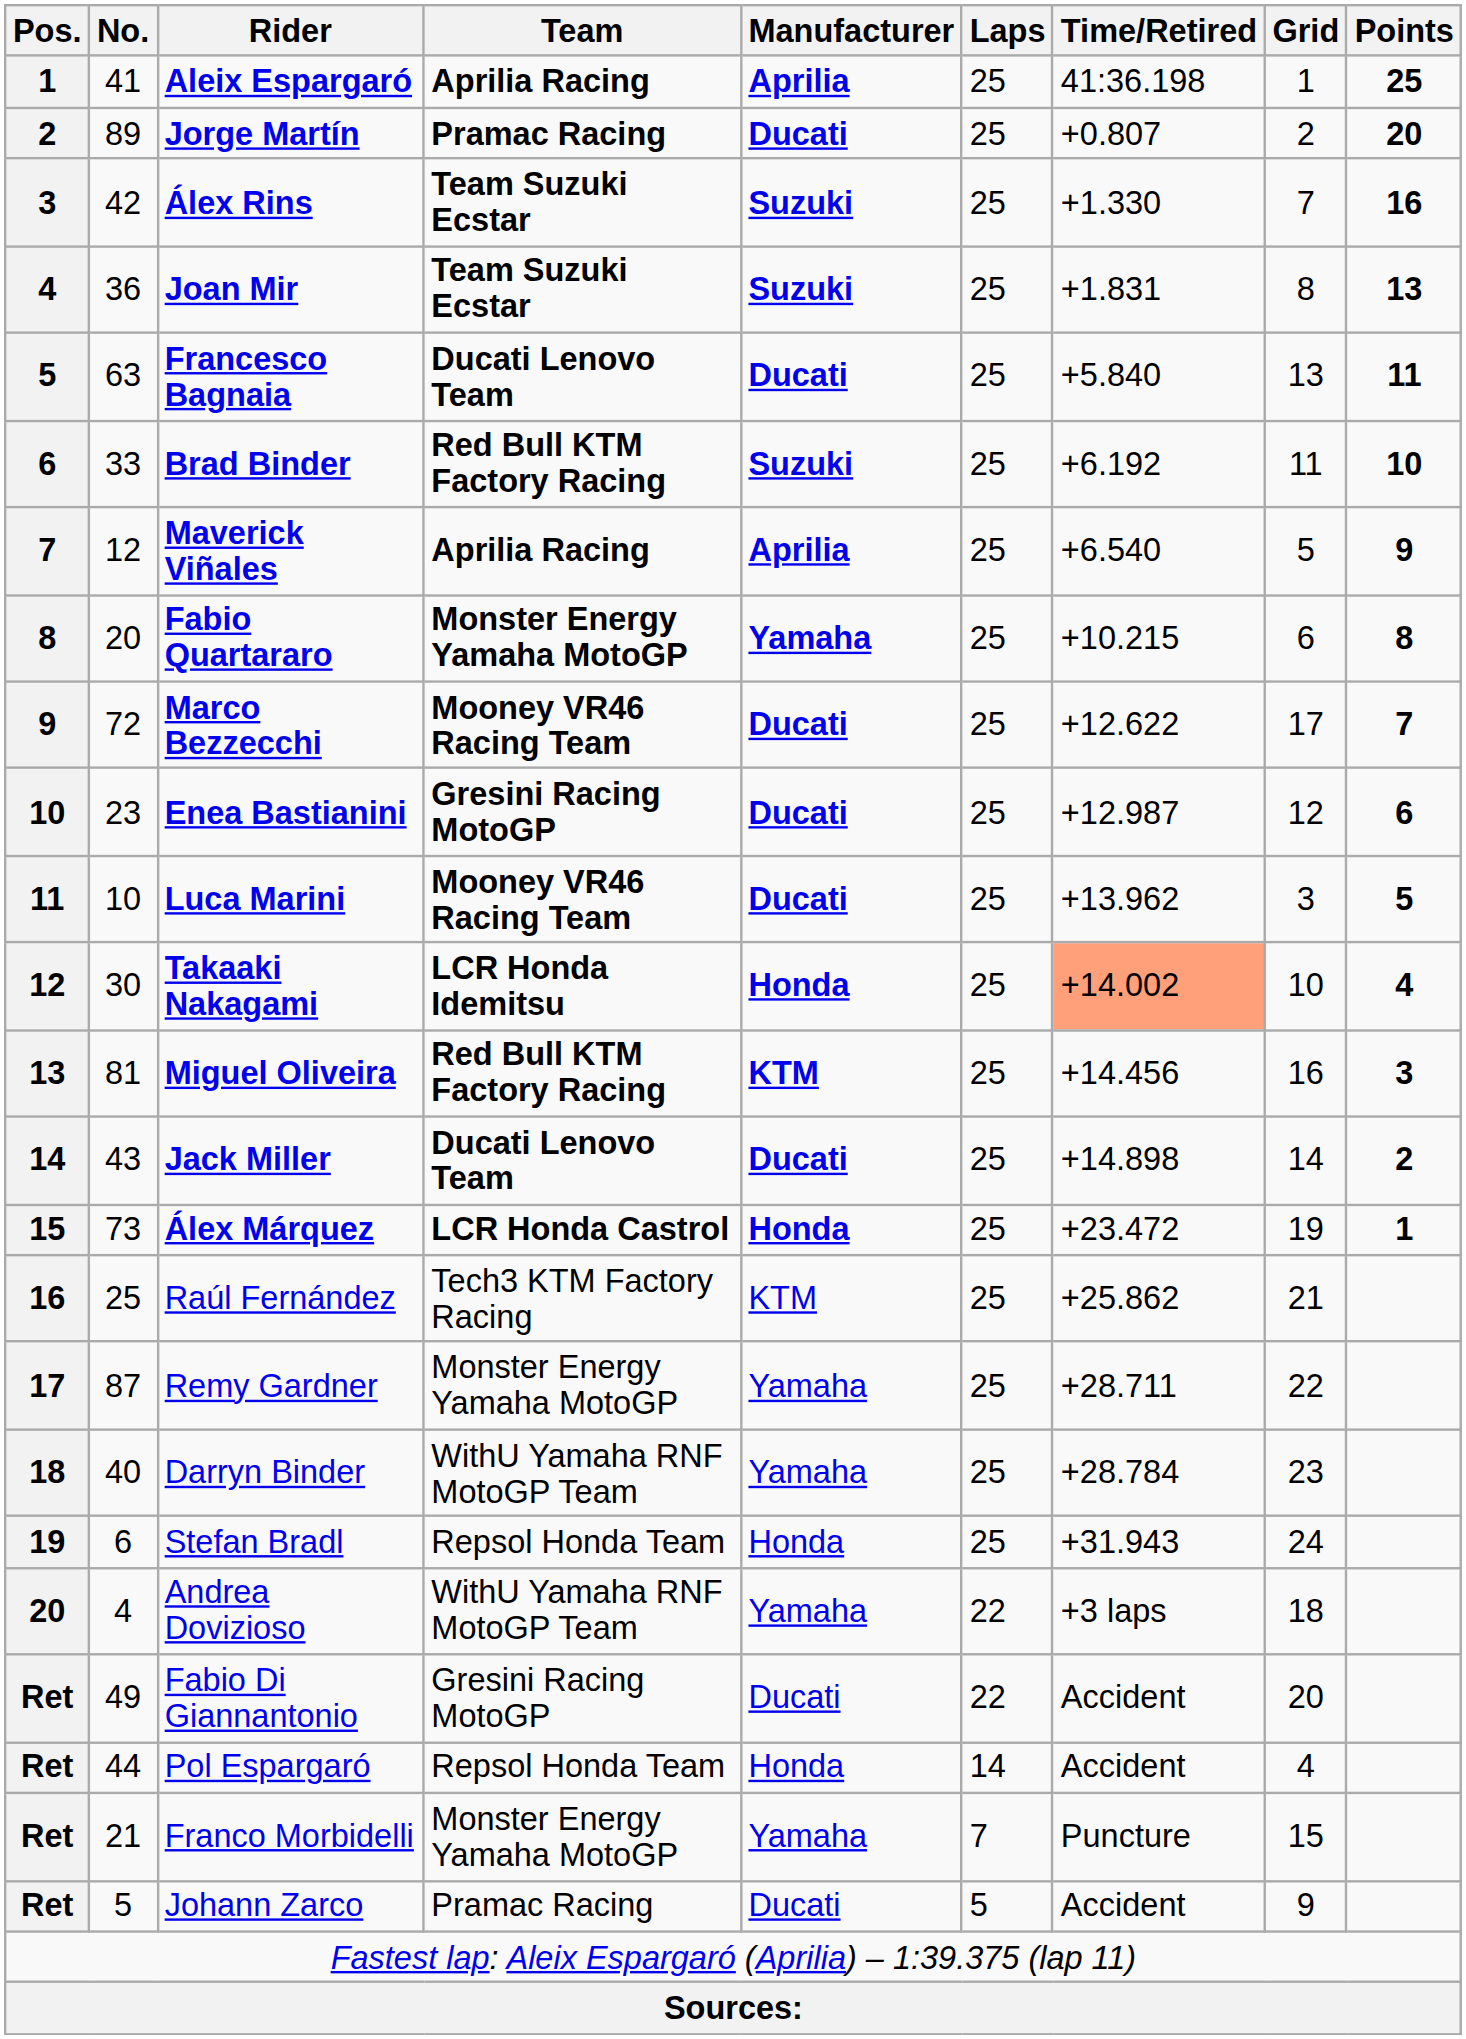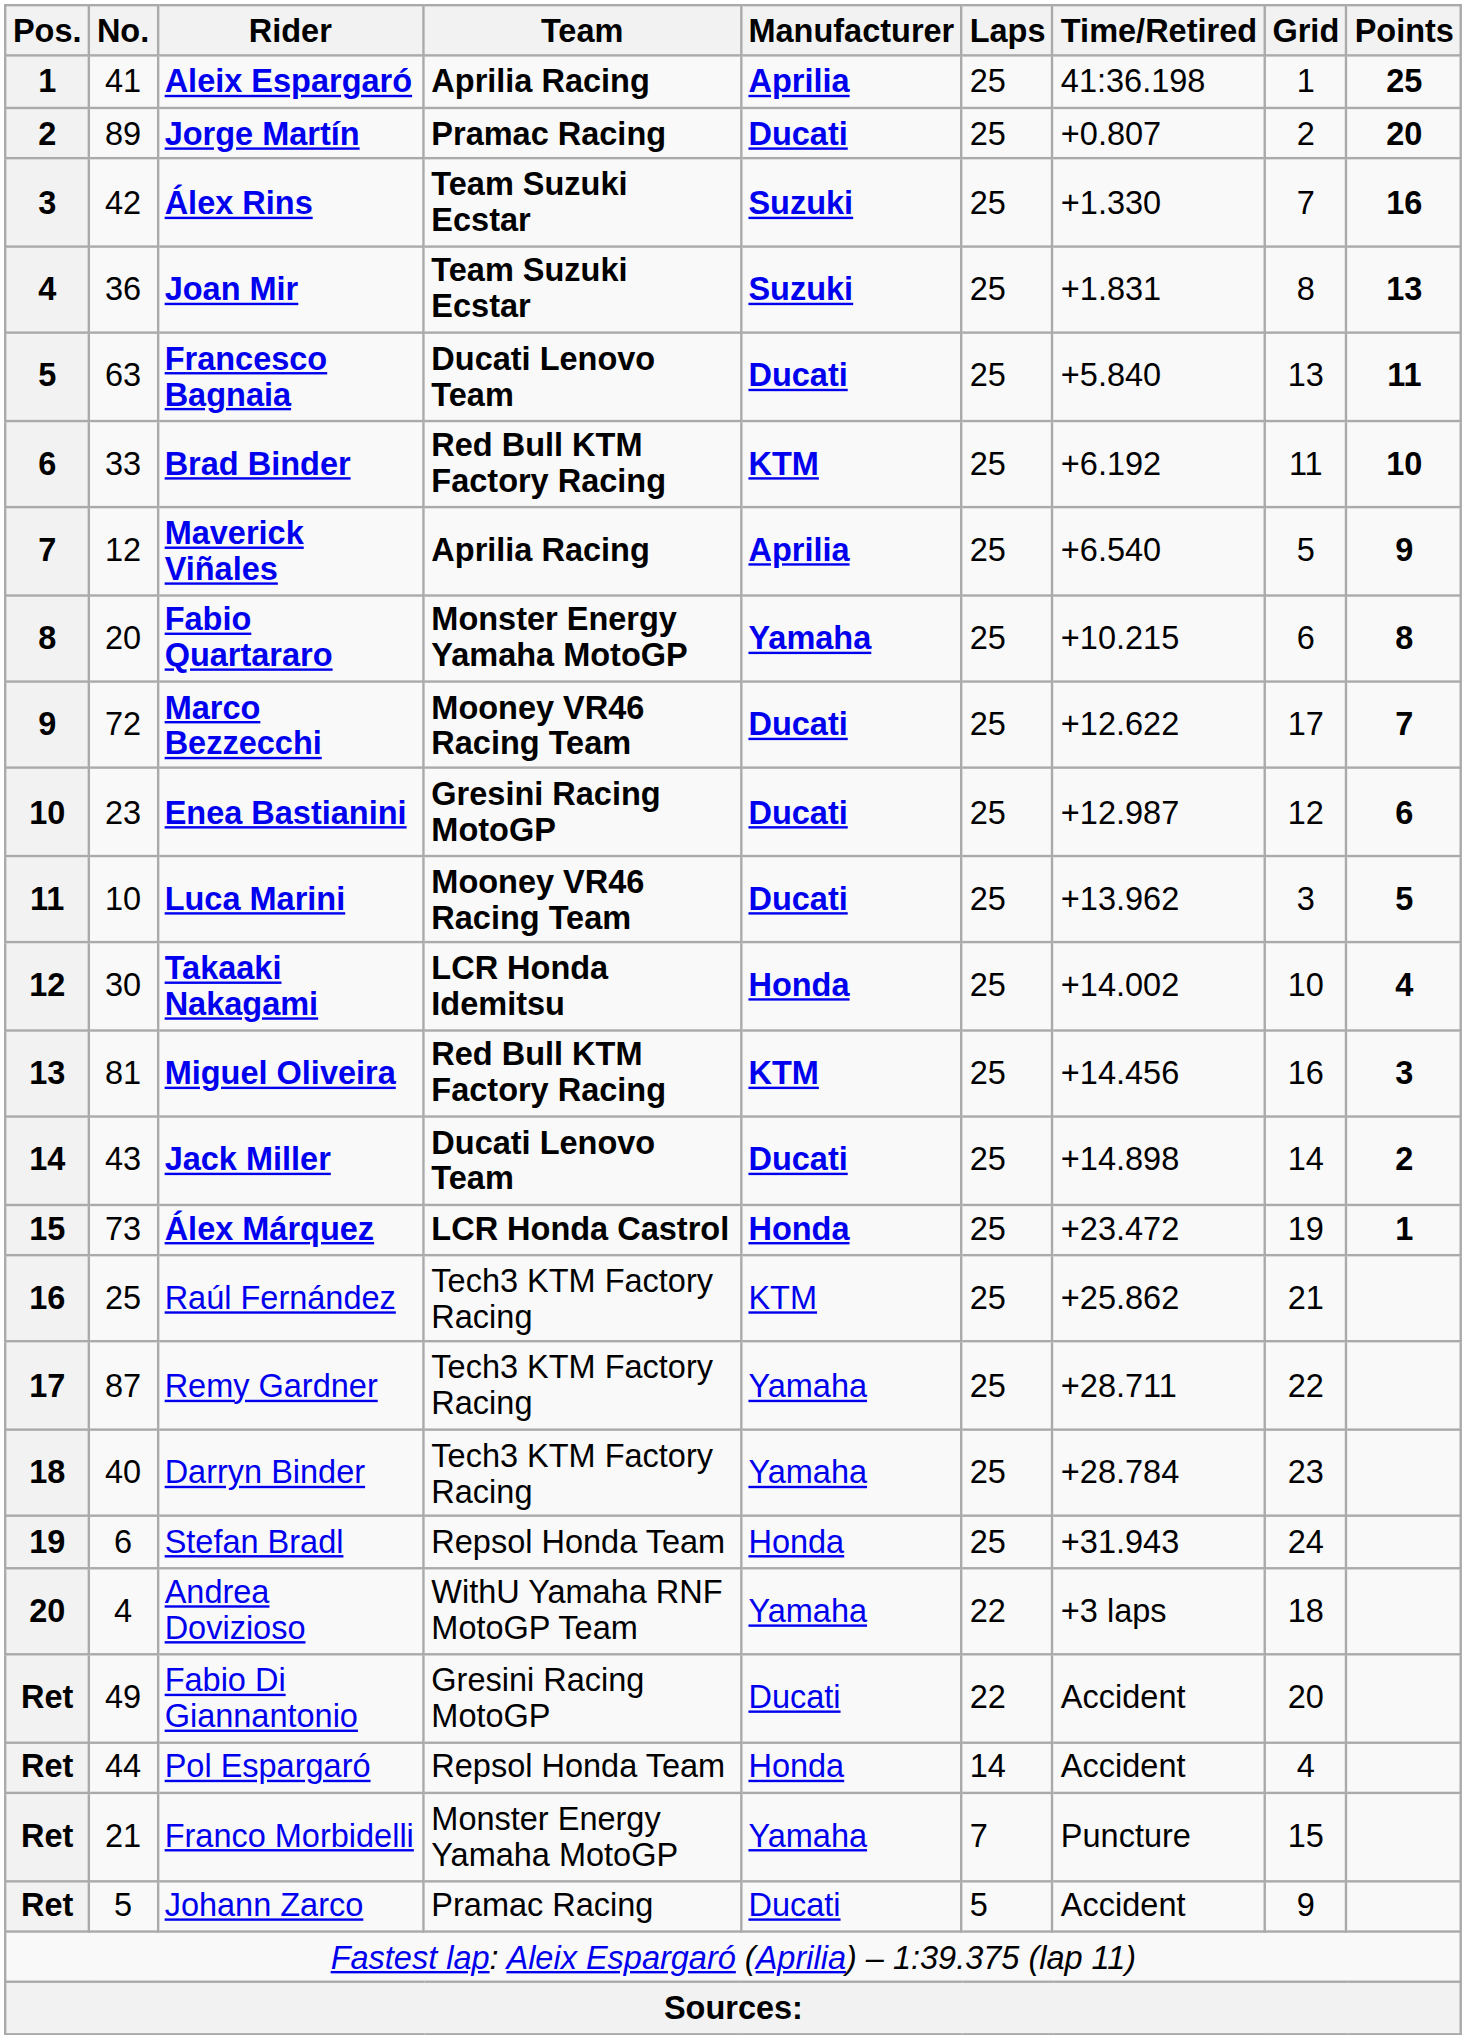(801, 463) Suzuki -> (784, 463) KTM
(1120, 986) lightsalmon background -> (1120, 986) no background
(555, 1385) Monster Energy Yamaha MotoGP -> (572, 1385) Tech3 KTM Factory Racing
(577, 1472) WithU Yamaha RNF MotoGP Team -> (572, 1472) Tech3 KTM Factory Racing
